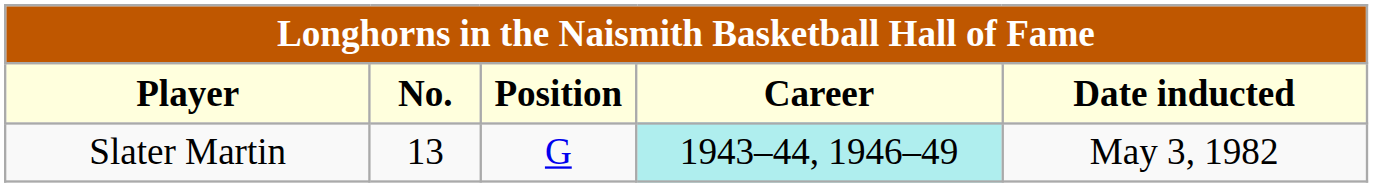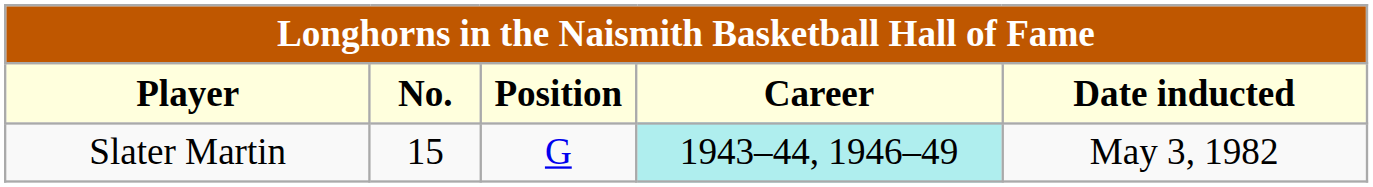(425, 151) 13 -> (425, 151) 15
